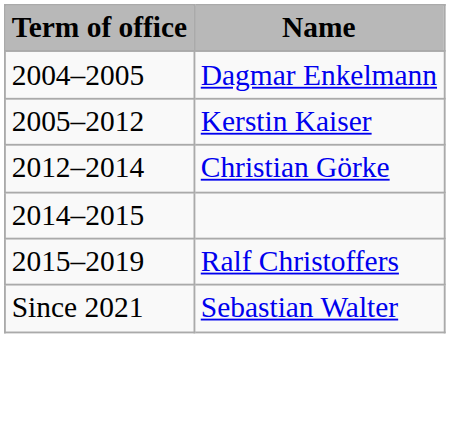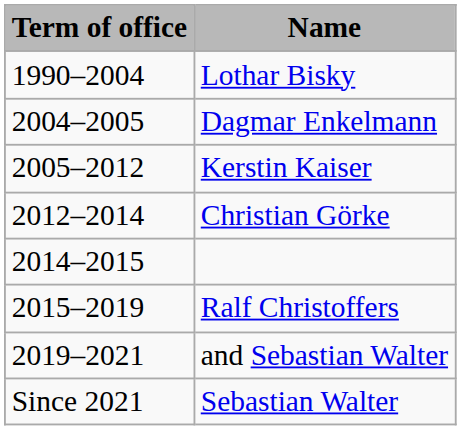+ row: (278, 74)
+ row: (324, 354)
